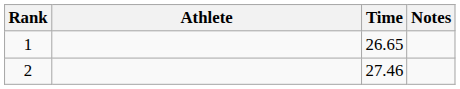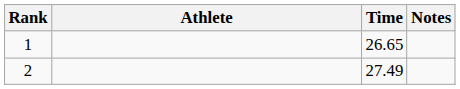(384, 71) 27.46 -> (384, 71) 27.49
